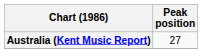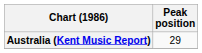(175, 40) 27 -> (175, 40) 29
